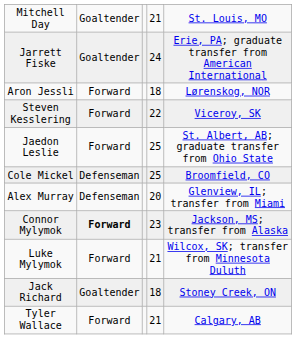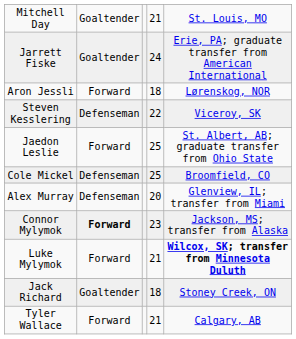(109, 113) Forward -> (109, 113) Defenseman
(228, 259) normal -> (228, 259) bold
